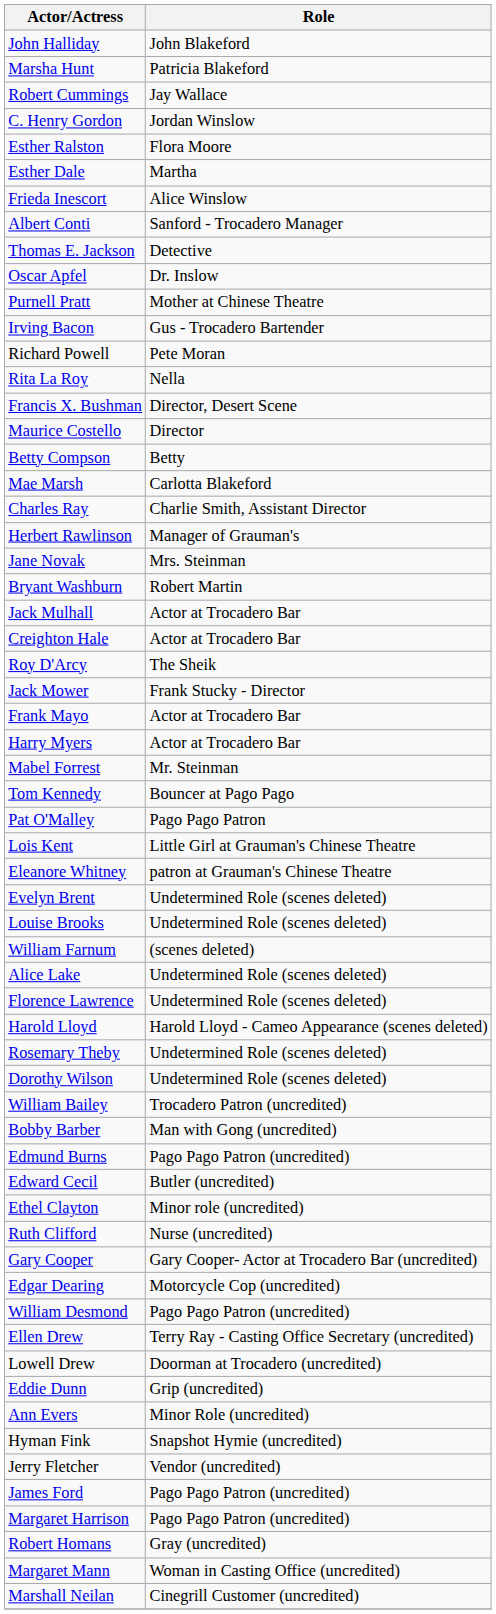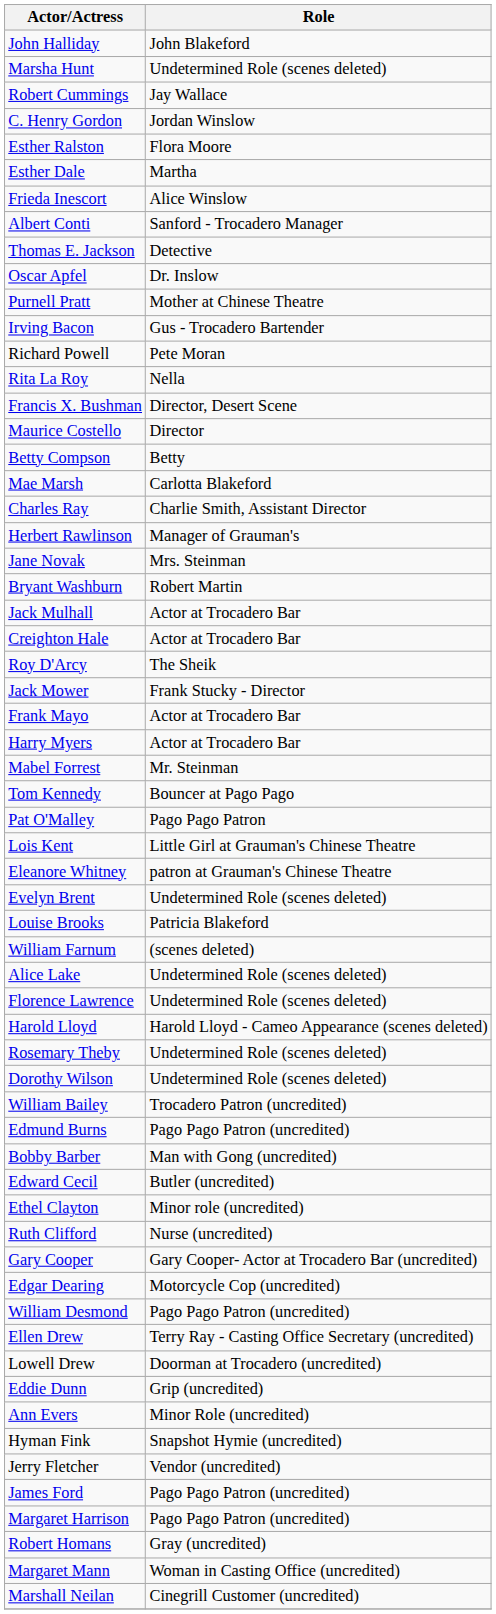(209, 69) Patricia Blakeford -> (268, 69) Undetermined Role (scenes deleted)
(268, 923) Undetermined Role (scenes deleted) -> (209, 923) Patricia Blakeford
rows swapped: (54, 1130) <-> (57, 1156)
